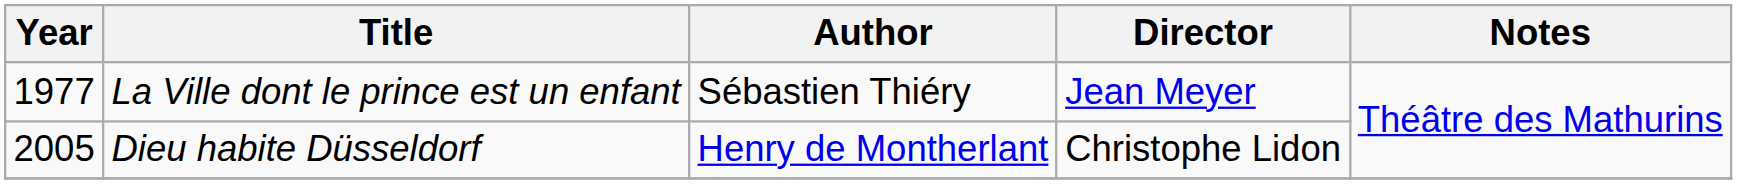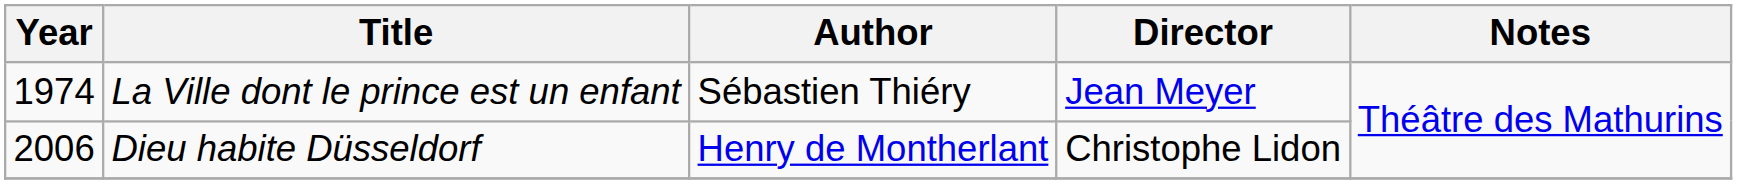(54, 91) 1977 -> (54, 91) 1974
(54, 149) 2005 -> (54, 149) 2006
